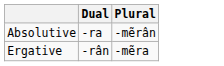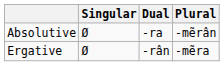+ column: (109, 14)
